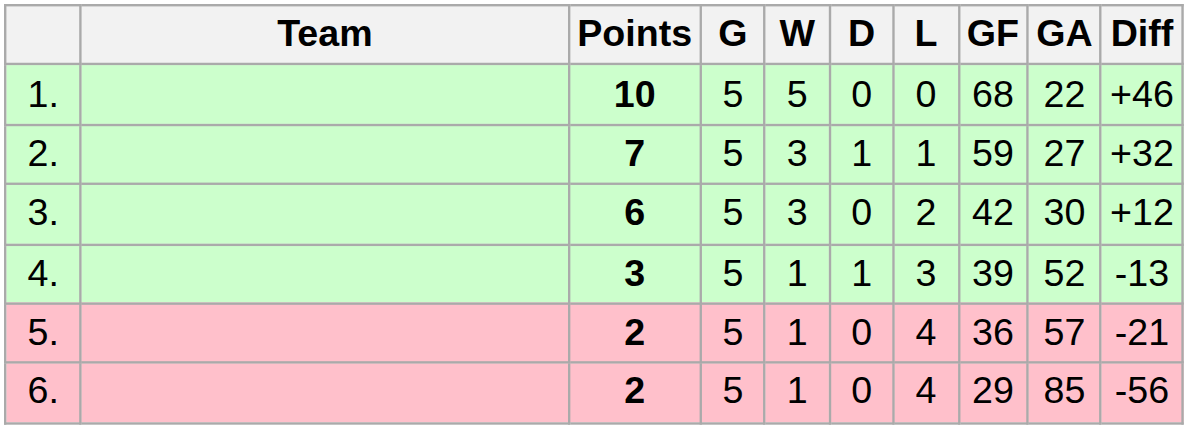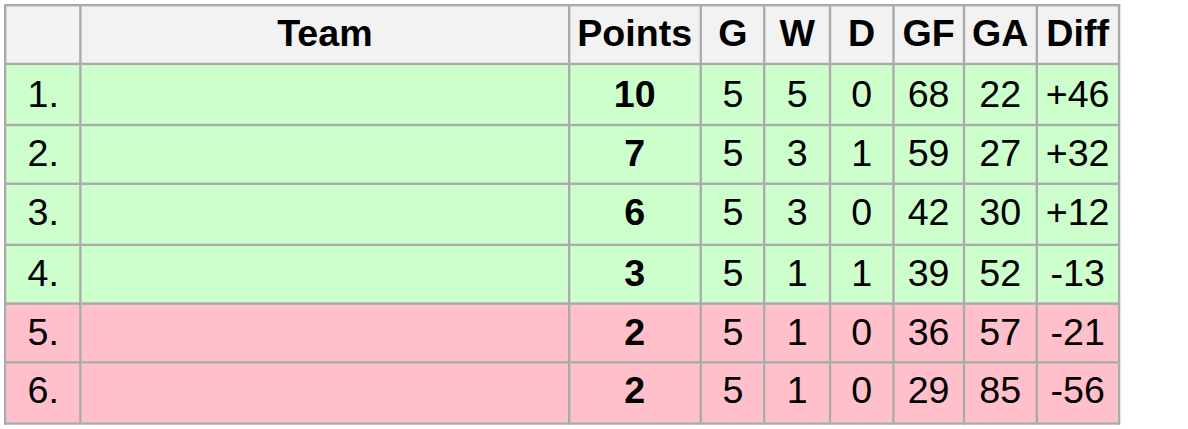- column: (926, 34)
